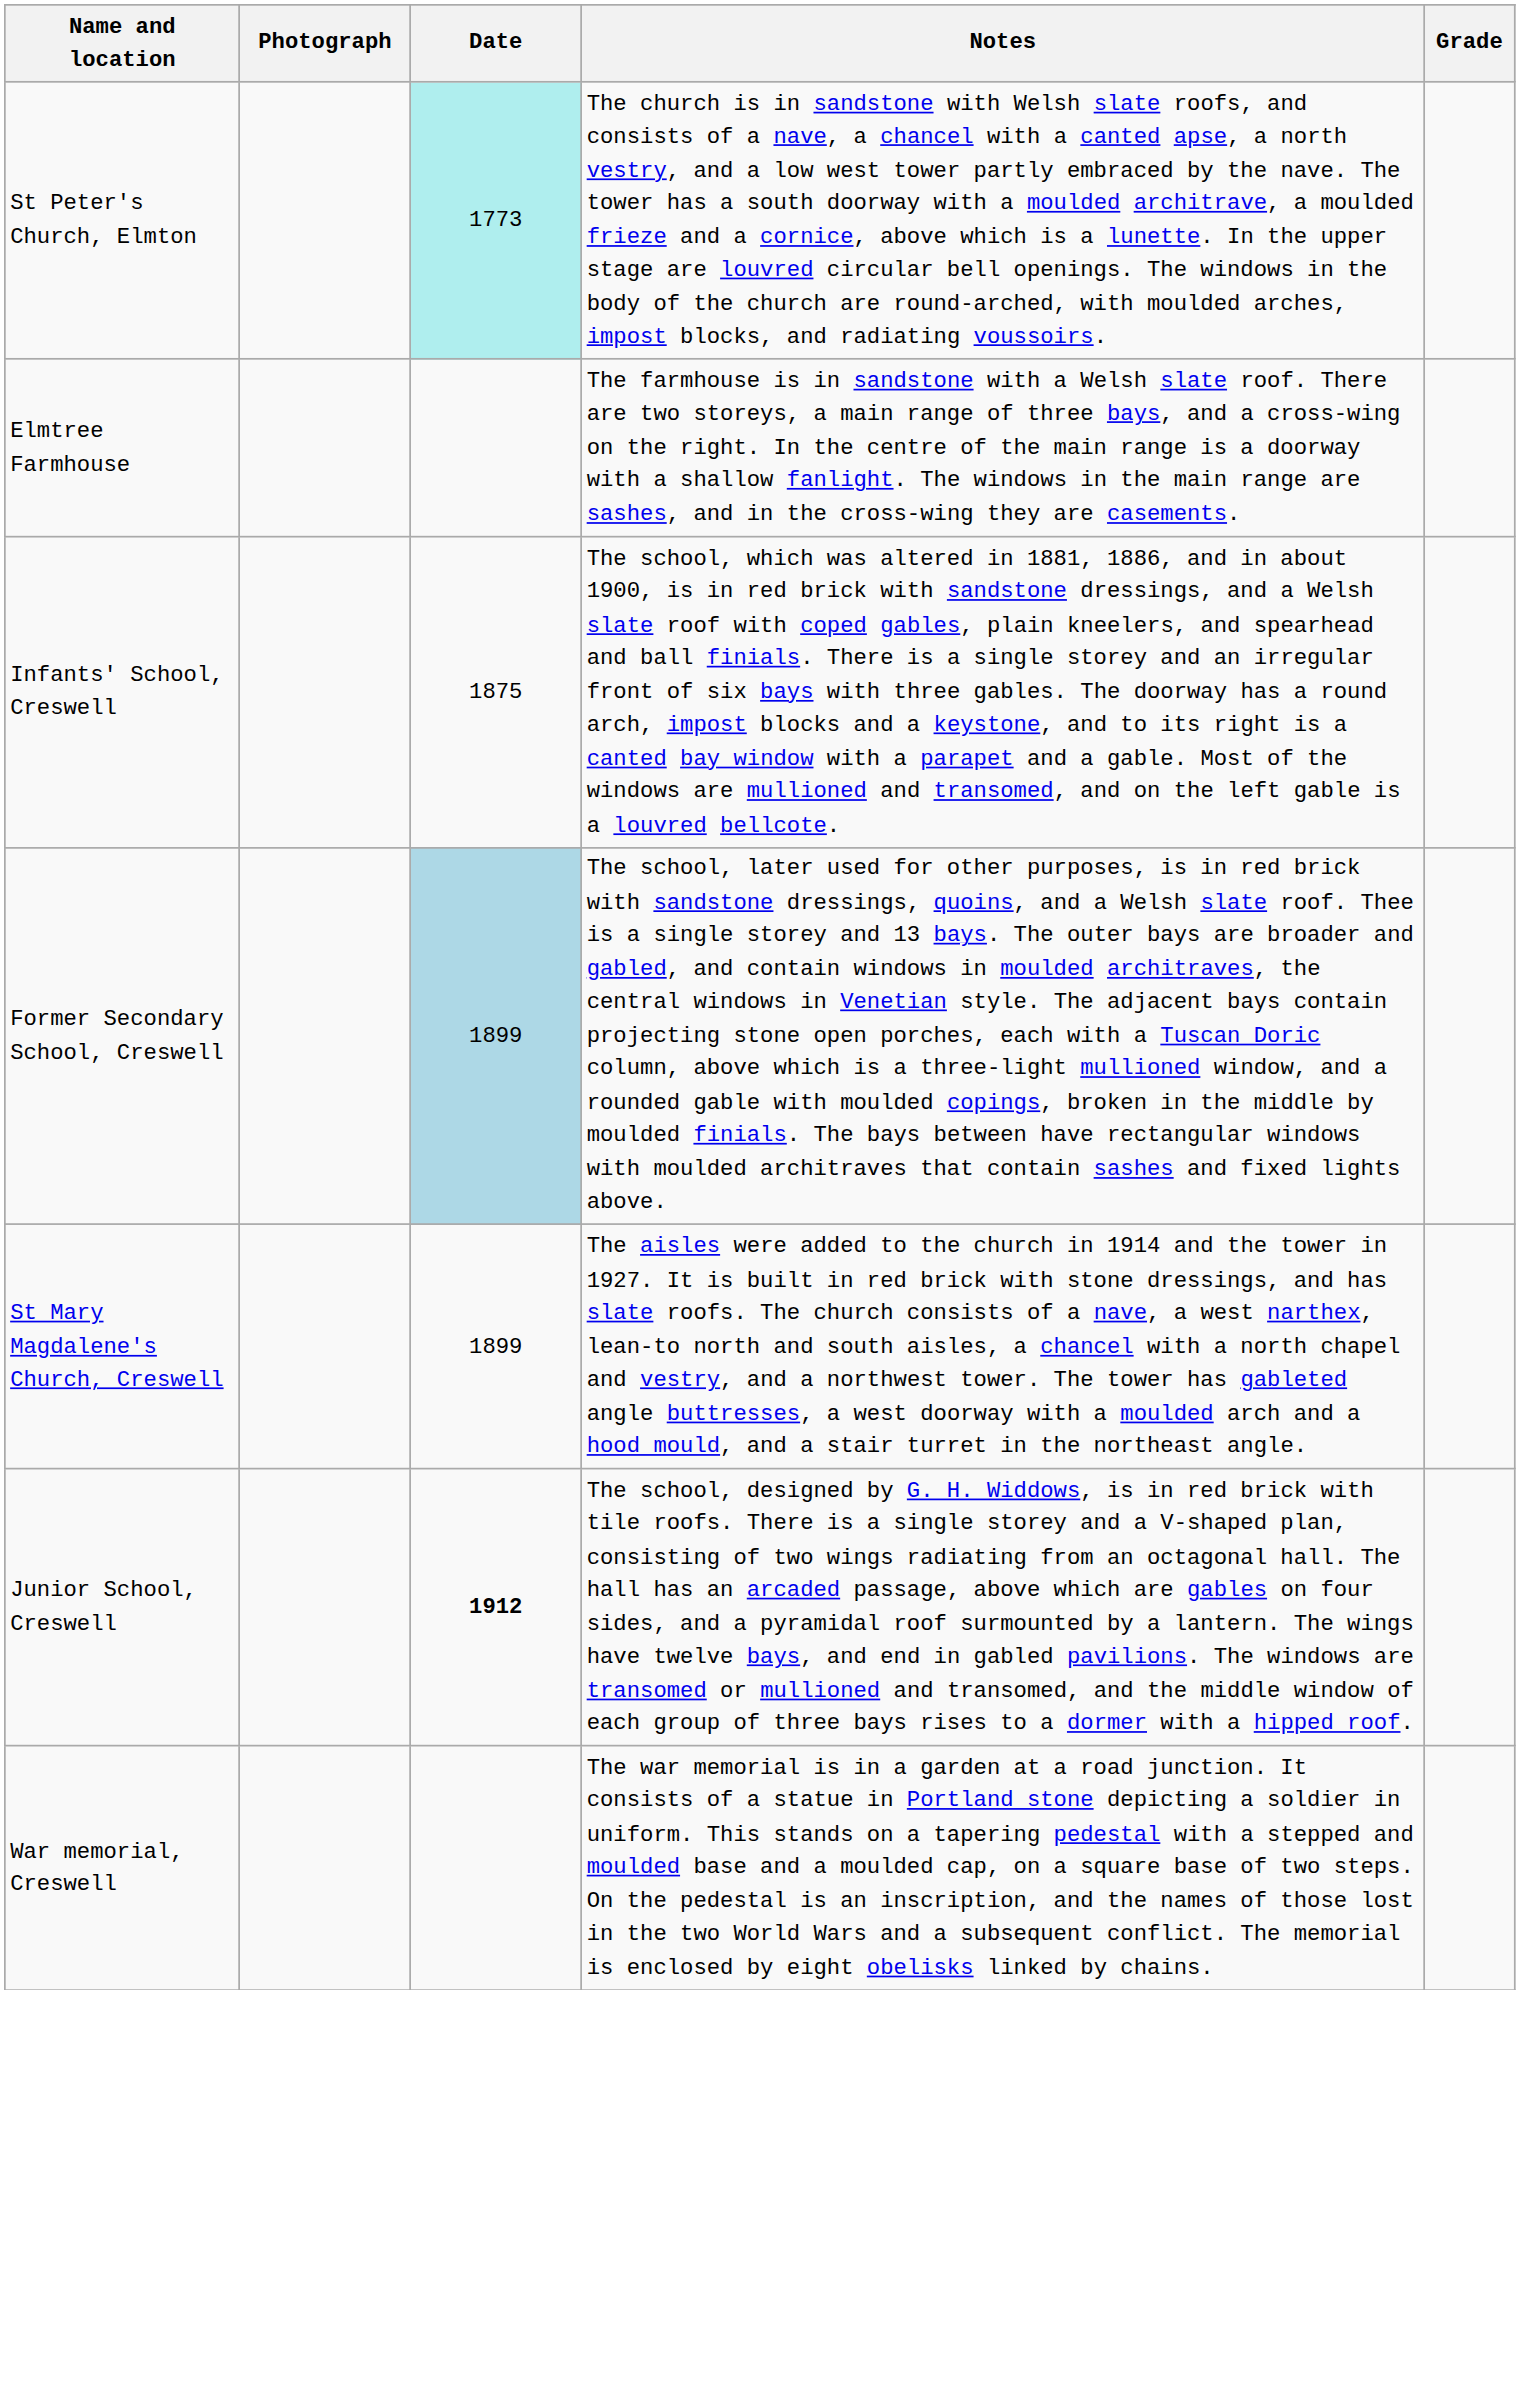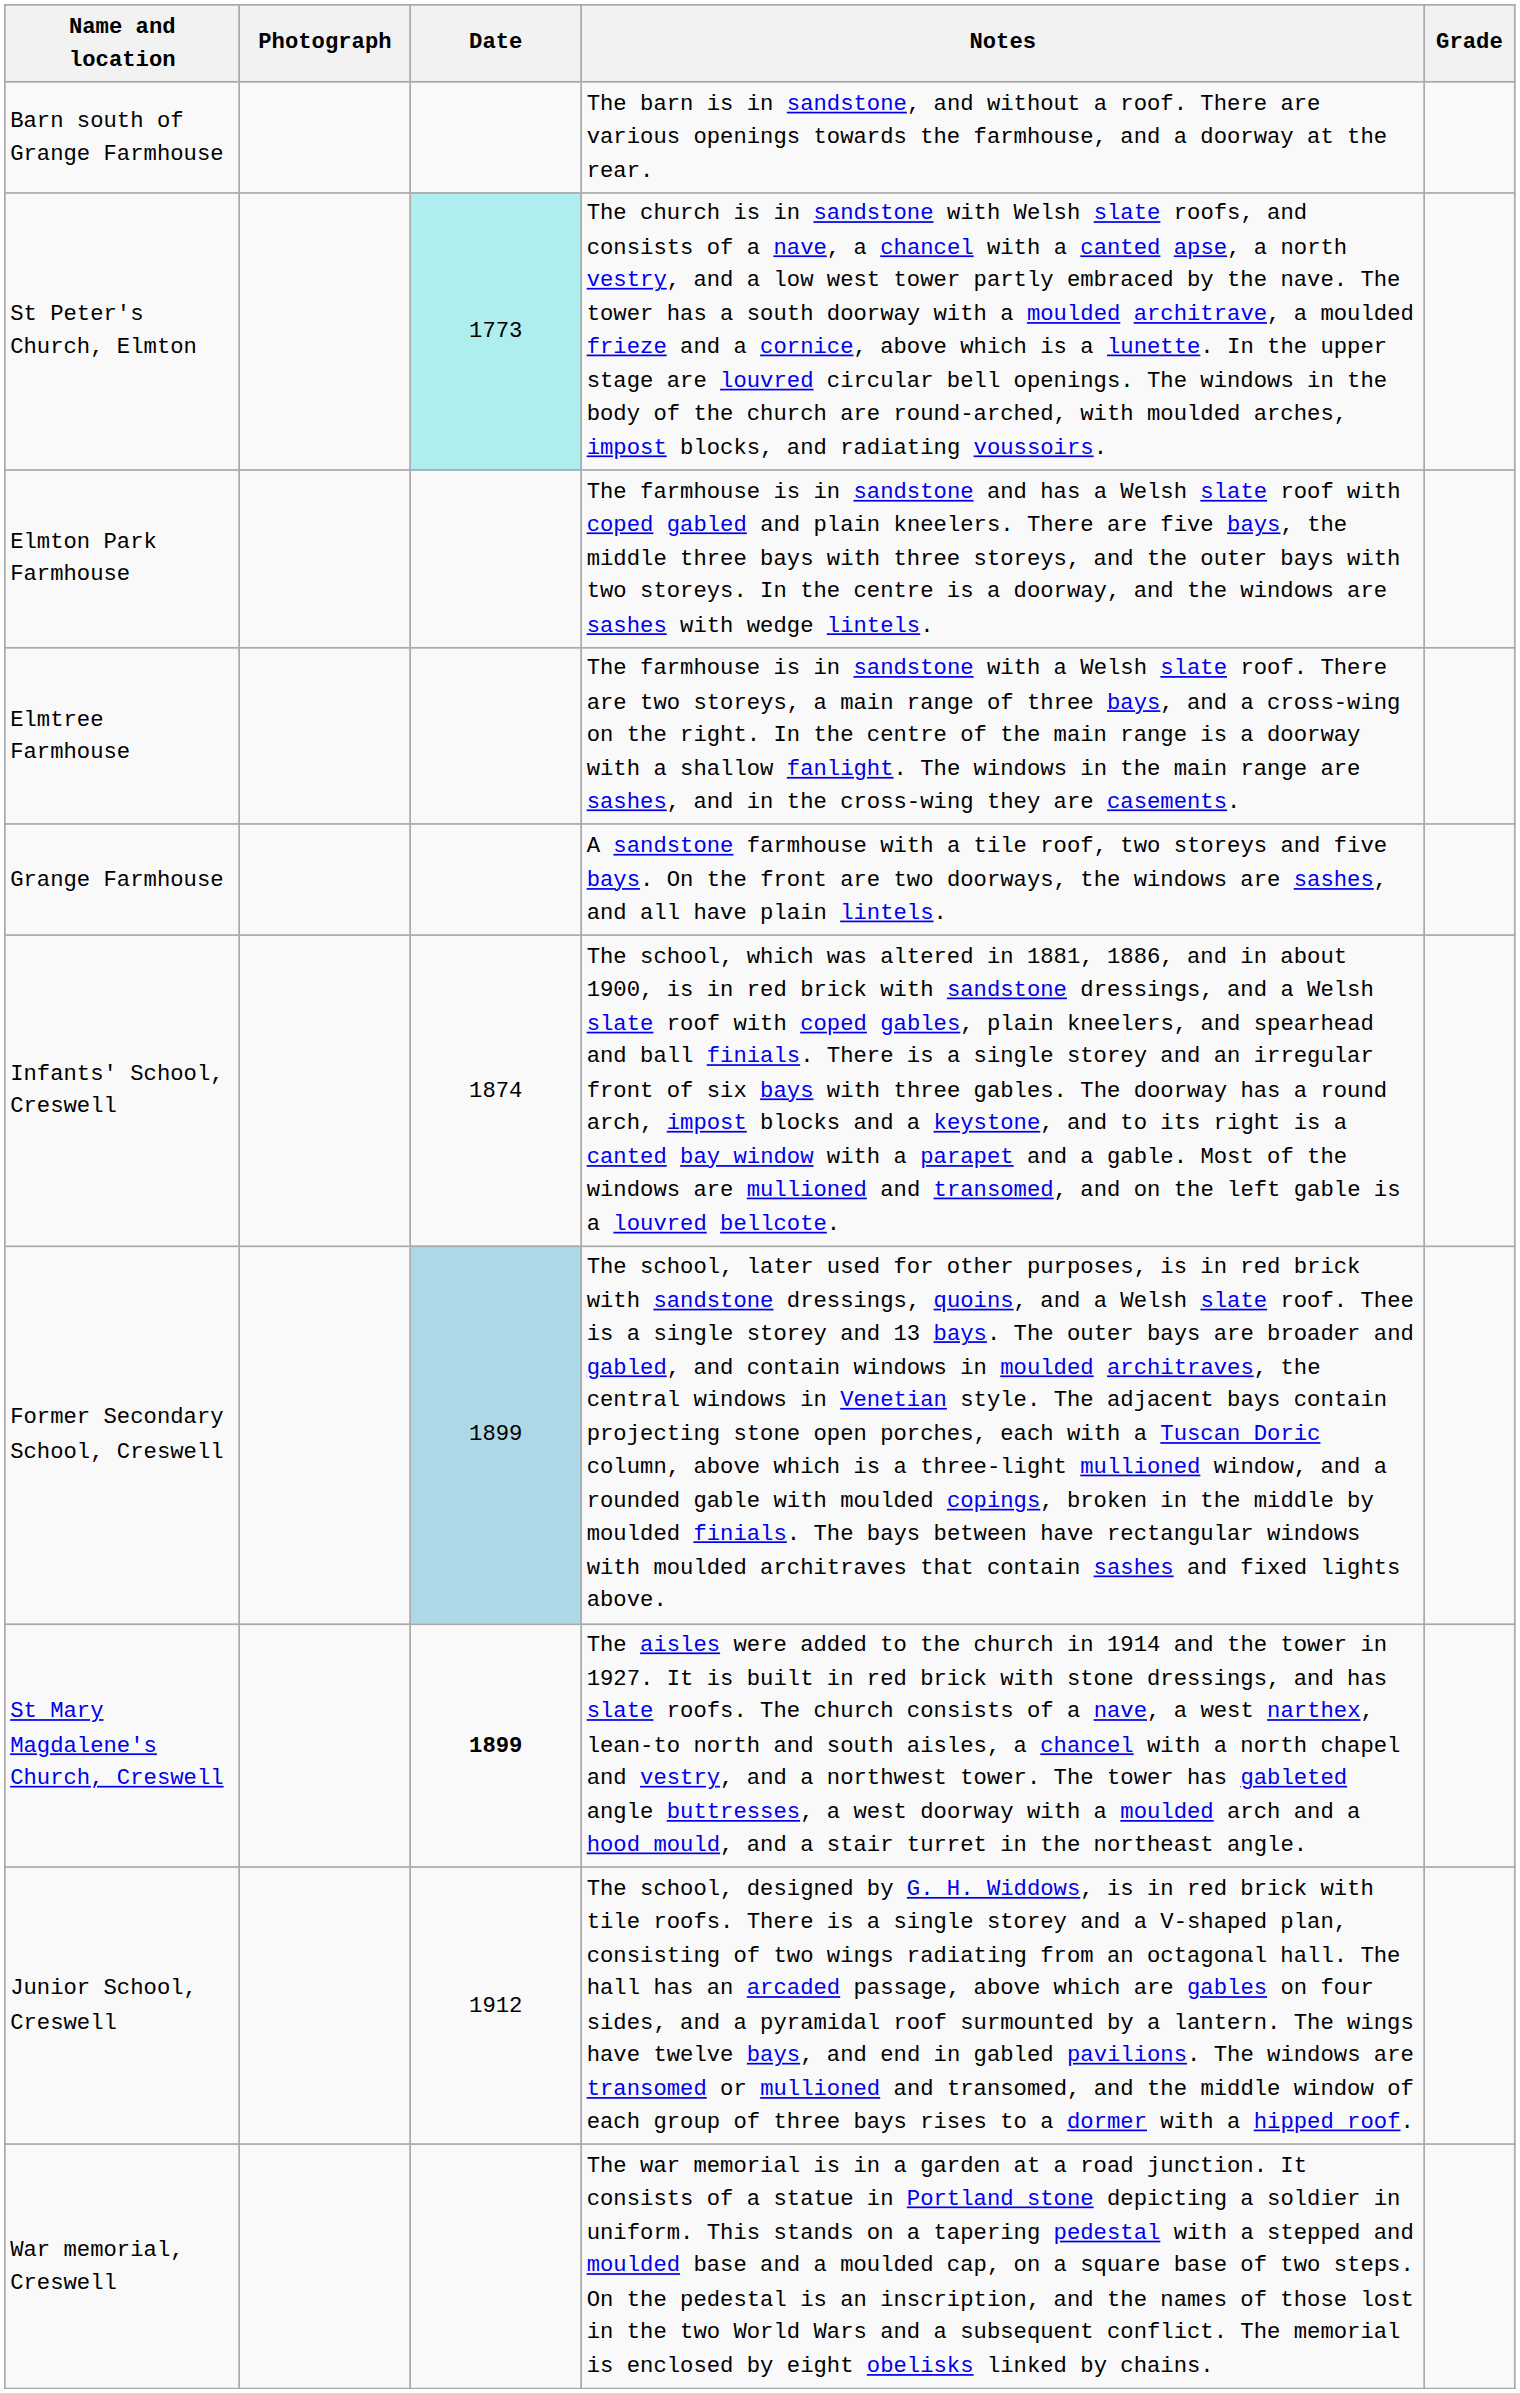+ row: (117, 137)
+ row: (84, 558)
+ row: (117, 880)
(496, 692) 1875 -> (496, 1090) 1874
(496, 1346) normal -> (496, 1745) bold
(496, 1607) bold -> (496, 2006) normal
